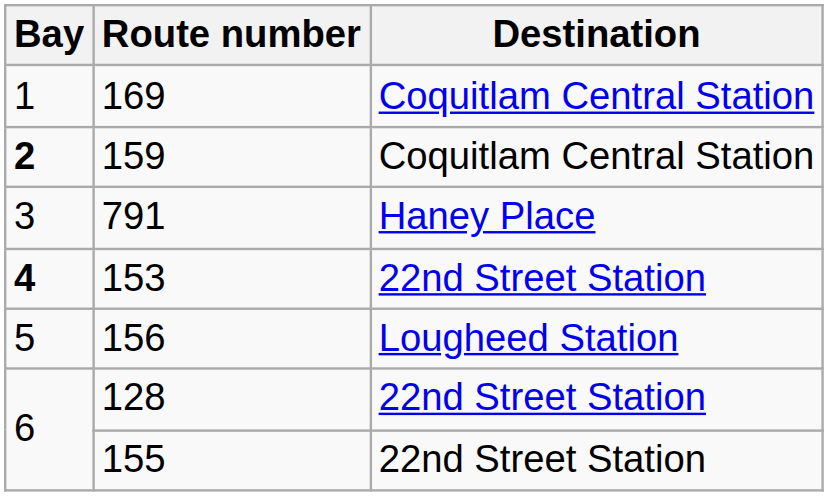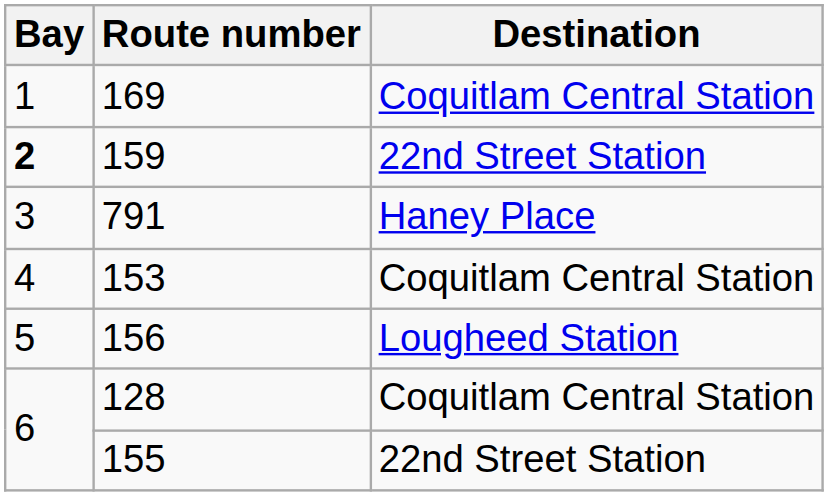(596, 156) Coquitlam Central Station -> (542, 156) 22nd Street Station
(25, 277) bold -> (25, 277) normal
(542, 277) 22nd Street Station -> (596, 277) Coquitlam Central Station
(542, 398) 22nd Street Station -> (596, 398) Coquitlam Central Station
